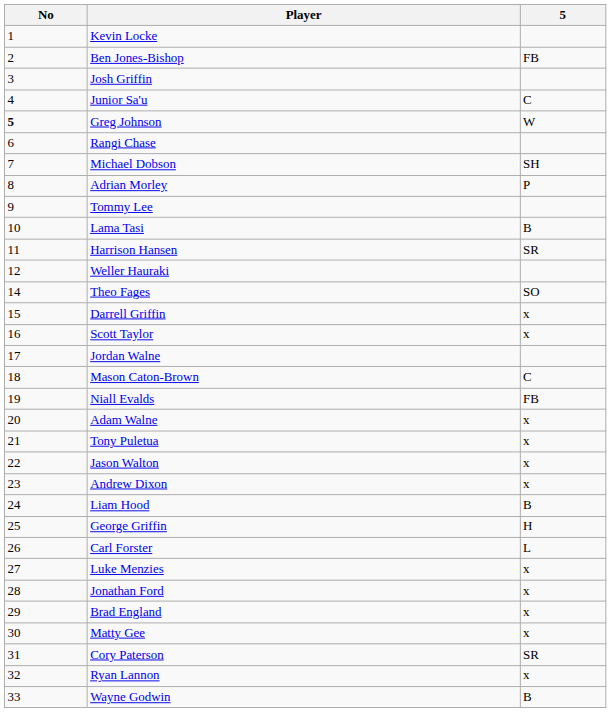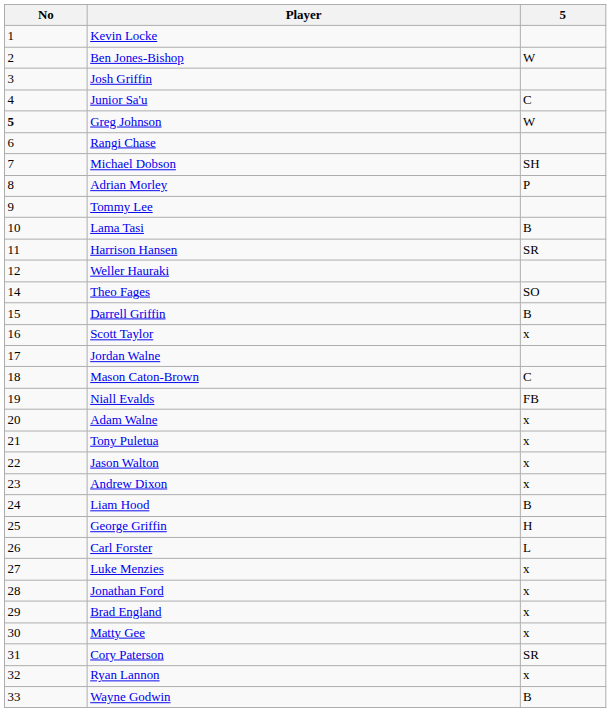(531, 57) FB -> (529, 57) W
(526, 313) x -> (527, 313) B
